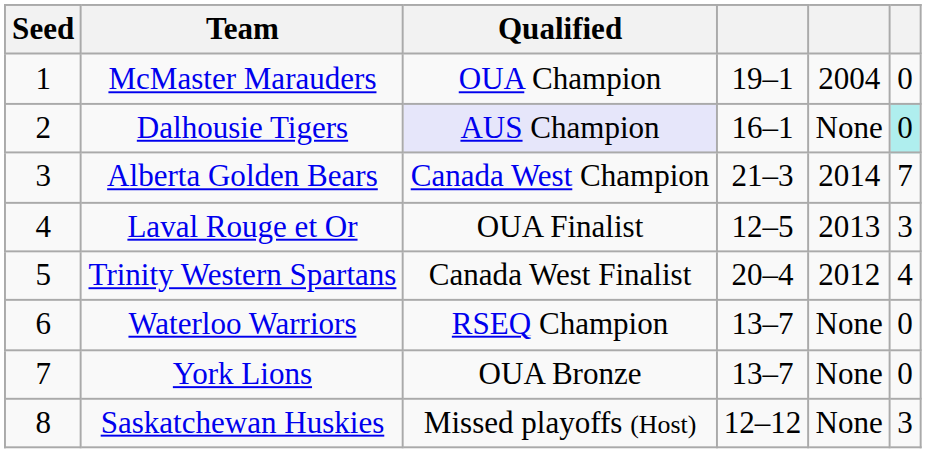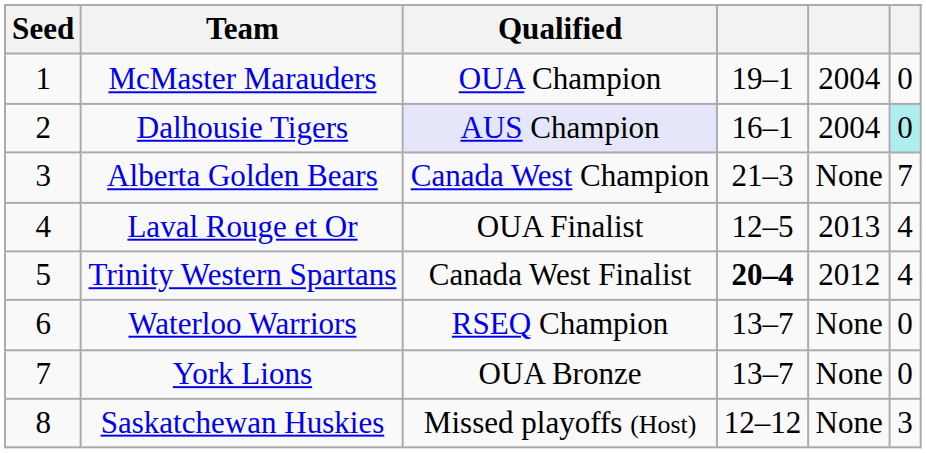(849, 127) None -> (849, 127) 2004
(849, 176) 2014 -> (849, 176) None
(905, 226) 3 -> (905, 226) 4
(763, 275) normal -> (763, 275) bold
